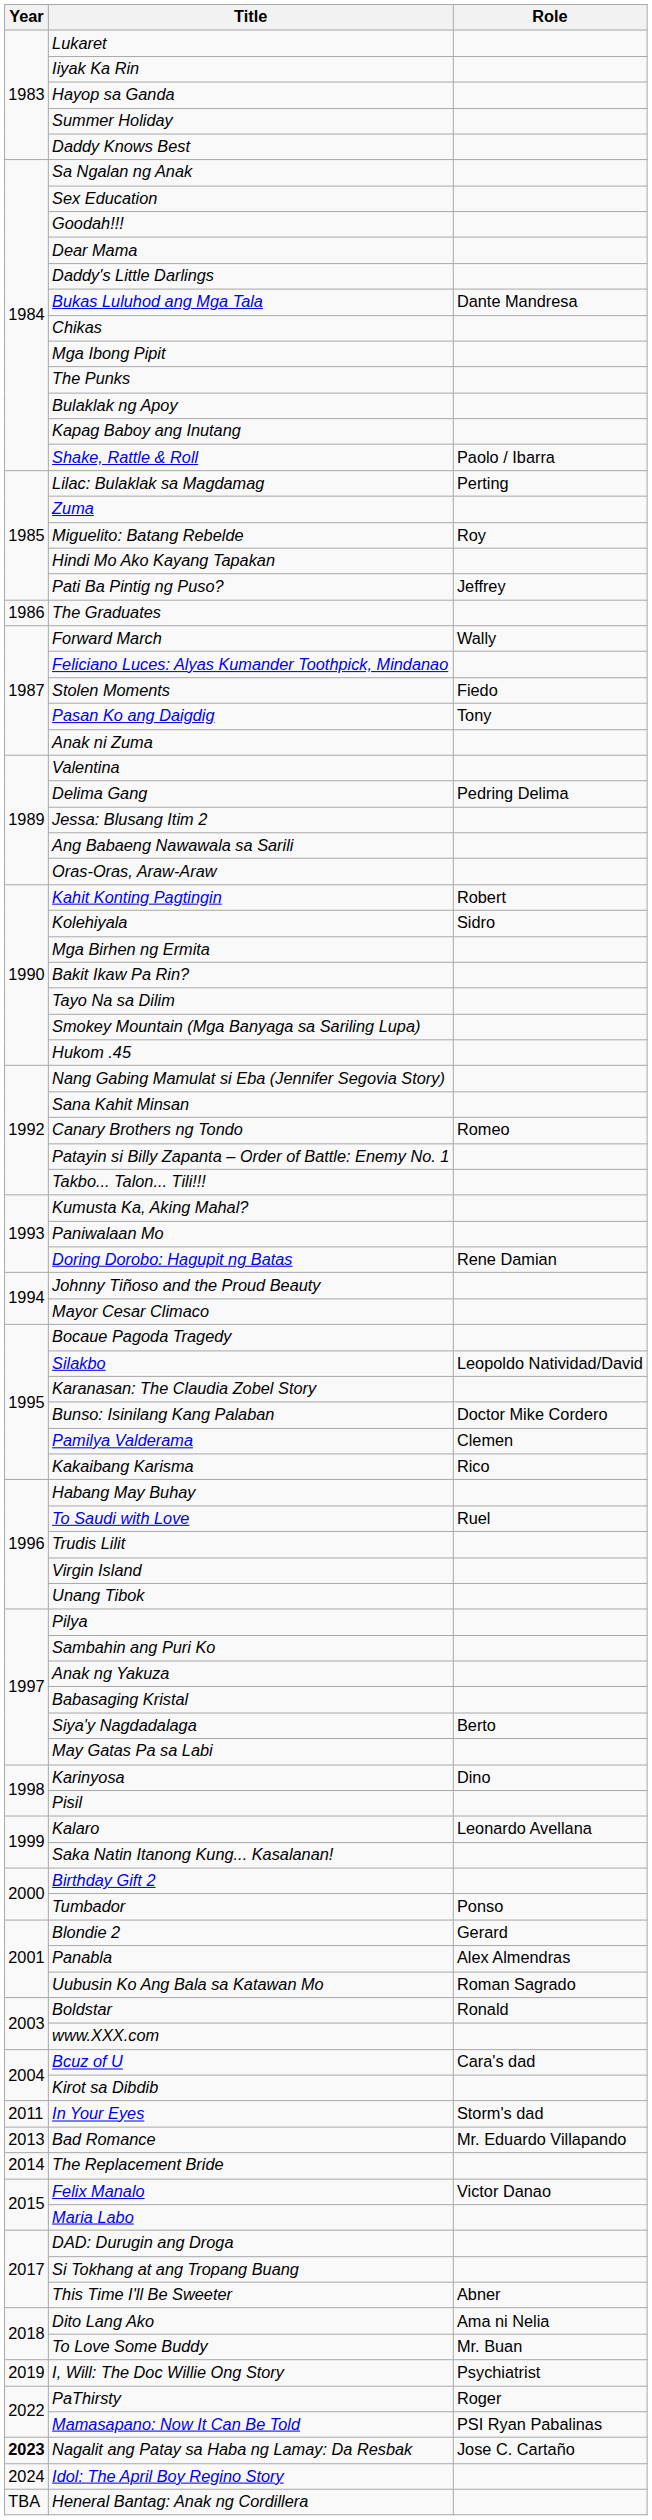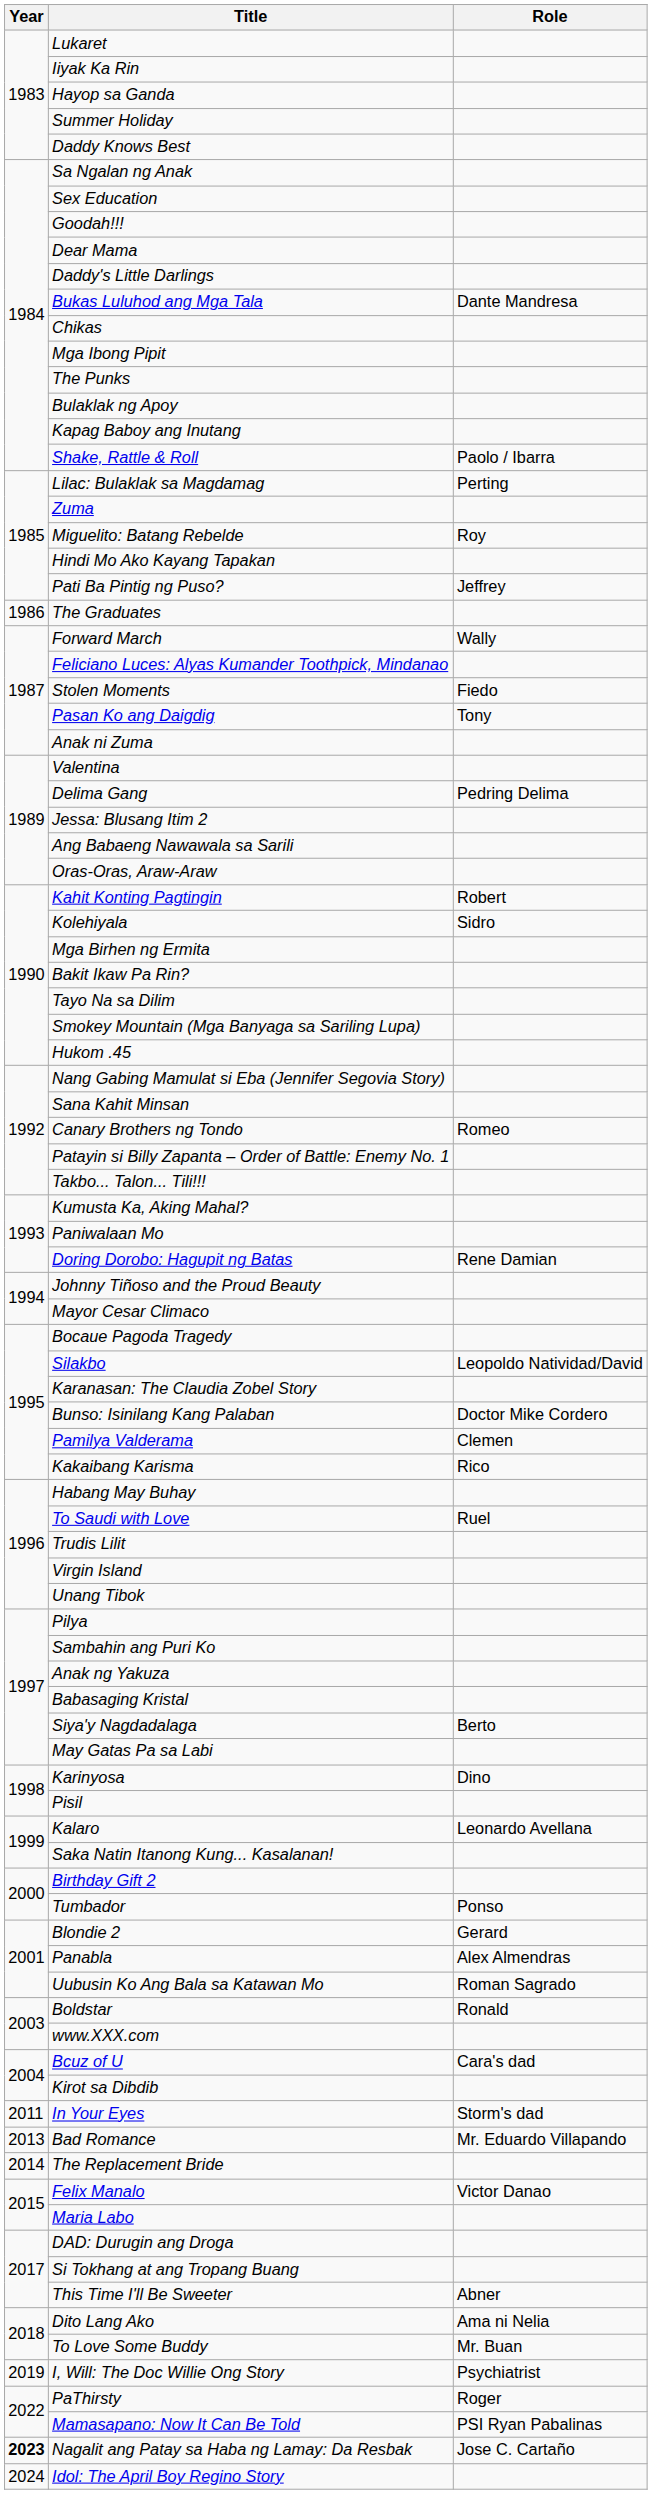- row: (180, 2502)
